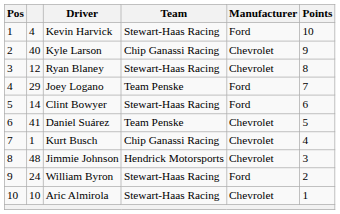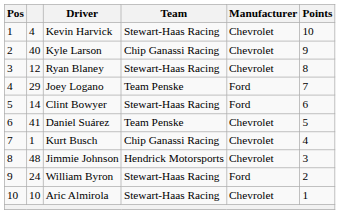(240, 31) Ford -> (251, 31) Chevrolet
